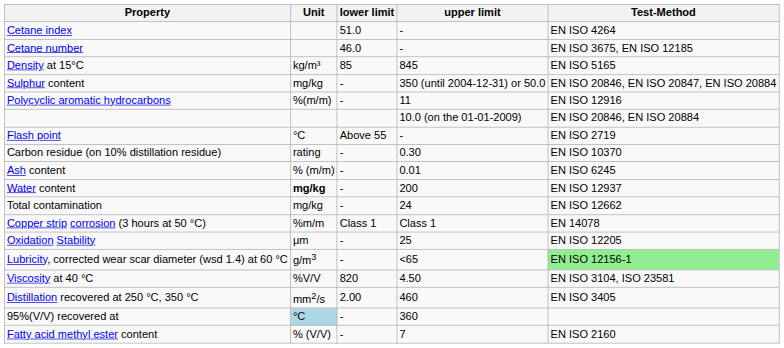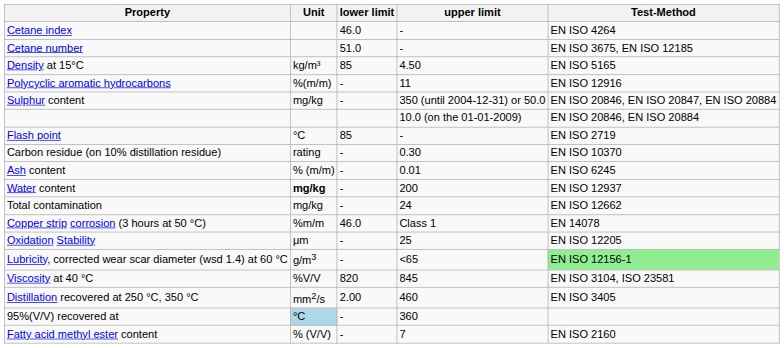(350, 30) 51.0 -> (350, 30) 46.0
(350, 48) 46.0 -> (350, 48) 51.0
(409, 65) 845 -> (410, 65) 4.50
rows swapped: (89, 100) <-> (46, 83)
(363, 135) Above 55 -> (346, 135) 85
(358, 223) Class 1 -> (350, 223) 46.0
(410, 278) 4.50 -> (409, 278) 845
